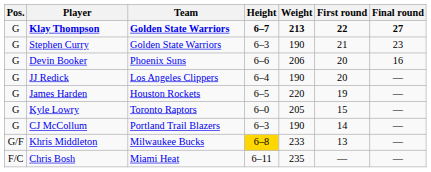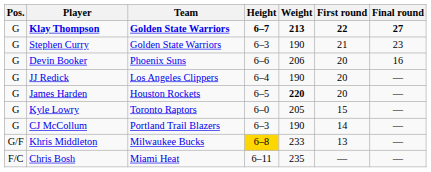(297, 93) normal -> (297, 93) bold
(342, 93) 19 -> (342, 93) 20
